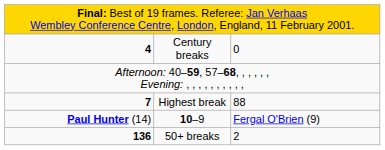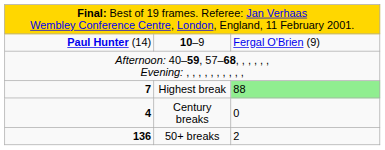rows swapped: (192, 119) <-> (192, 49)
(239, 102) no background -> (239, 90) lightgreen background
